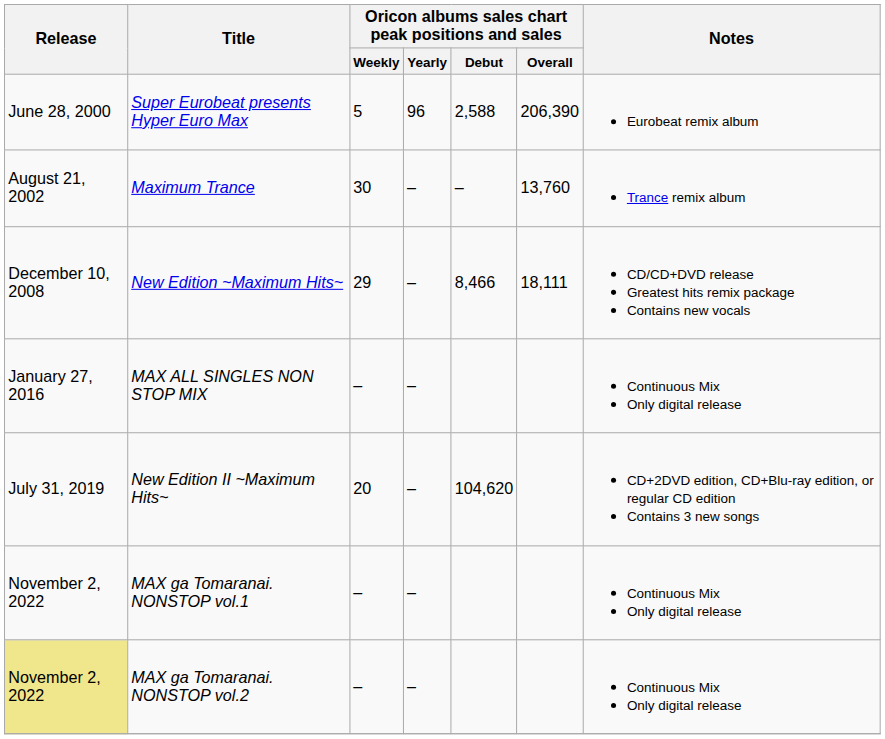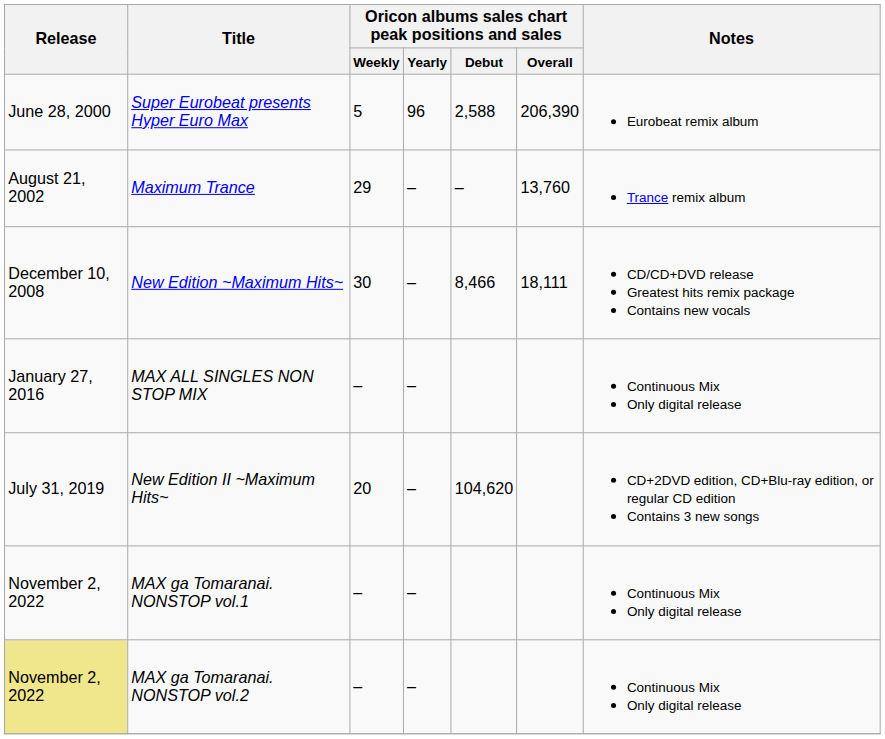(362, 188) 30 -> (362, 188) 29
(362, 282) 29 -> (362, 282) 30
